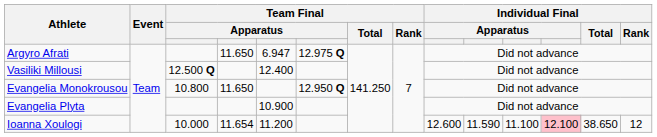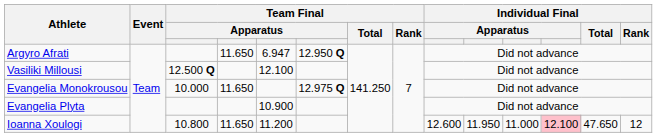(321, 53) 12.975 Q -> (321, 53) 12.950 Q
(276, 71) 12.400 -> (276, 71) 12.100
(192, 89) 10.800 -> (192, 89) 10.000
(321, 89) 12.950 Q -> (321, 89) 12.975 Q
(192, 124) 10.000 -> (192, 124) 10.800
(237, 124) 11.654 -> (237, 124) 11.650
(483, 124) 11.590 -> (483, 124) 11.950
(522, 124) 11.100 -> (522, 124) 11.000
(601, 124) 38.650 -> (601, 124) 47.650
